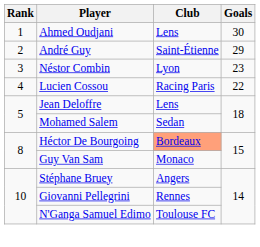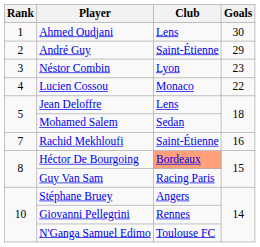(185, 86) Racing Paris -> (175, 86) Monaco
+ row: (81, 141)
(175, 159) Monaco -> (185, 178) Racing Paris
